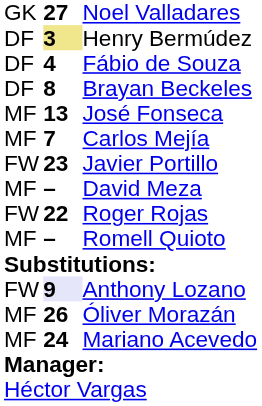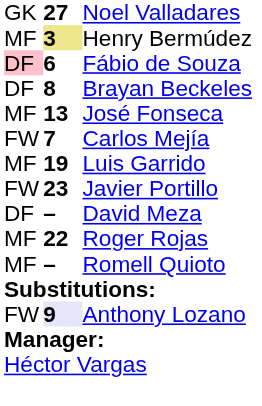(19, 38) DF -> (20, 38) MF
(19, 63) no background -> (19, 63) pink background
(50, 63) 4 -> (50, 63) 6
(20, 138) MF -> (22, 138) FW
+ row: (144, 163)
(20, 188) MF -> (19, 214) DF
(22, 214) FW -> (20, 239) MF
- row: (159, 314)
- row: (170, 339)
